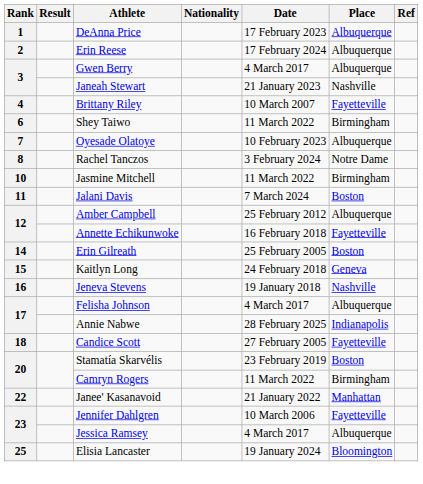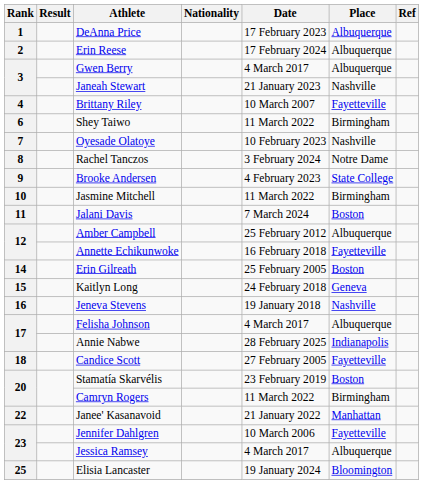(362, 141) Albuquerque -> (354, 141) Nashville
+ row: (116, 178)
